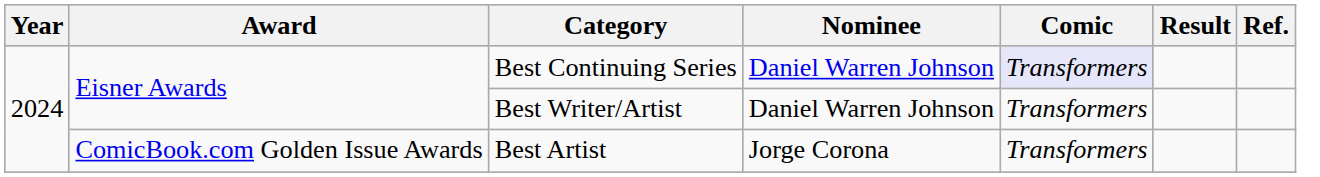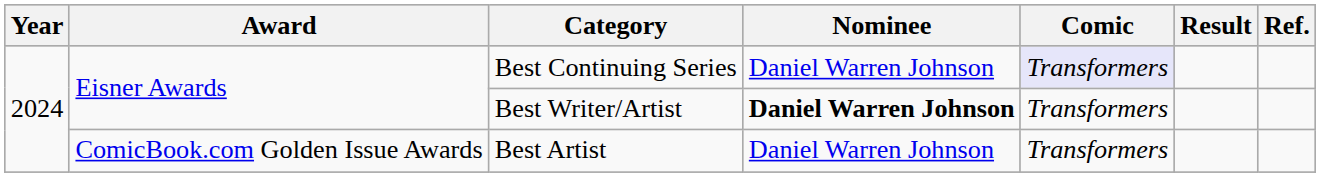(871, 108) normal -> (882, 108) bold
(819, 150) Jorge Corona -> (871, 150) Daniel Warren Johnson
